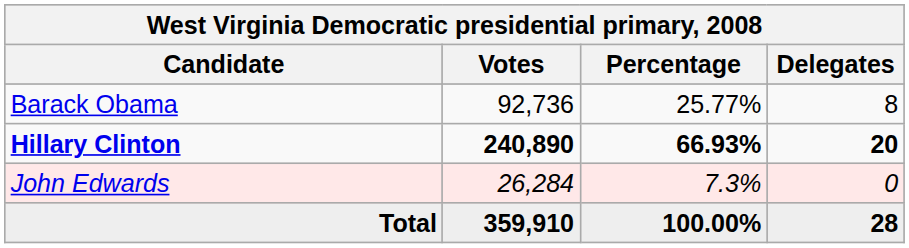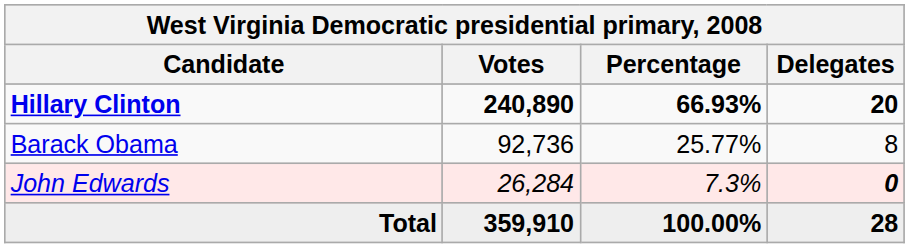rows swapped: (96, 144) <-> (94, 104)
(891, 184) normal -> (891, 184) bold
